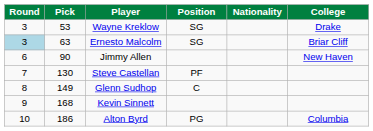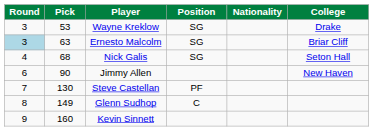+ row: (126, 57)
(65, 103) 168 -> (65, 118) 160
- row: (126, 118)
